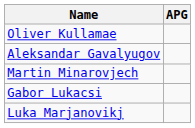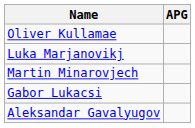rows swapped: (84, 54) <-> (66, 113)
